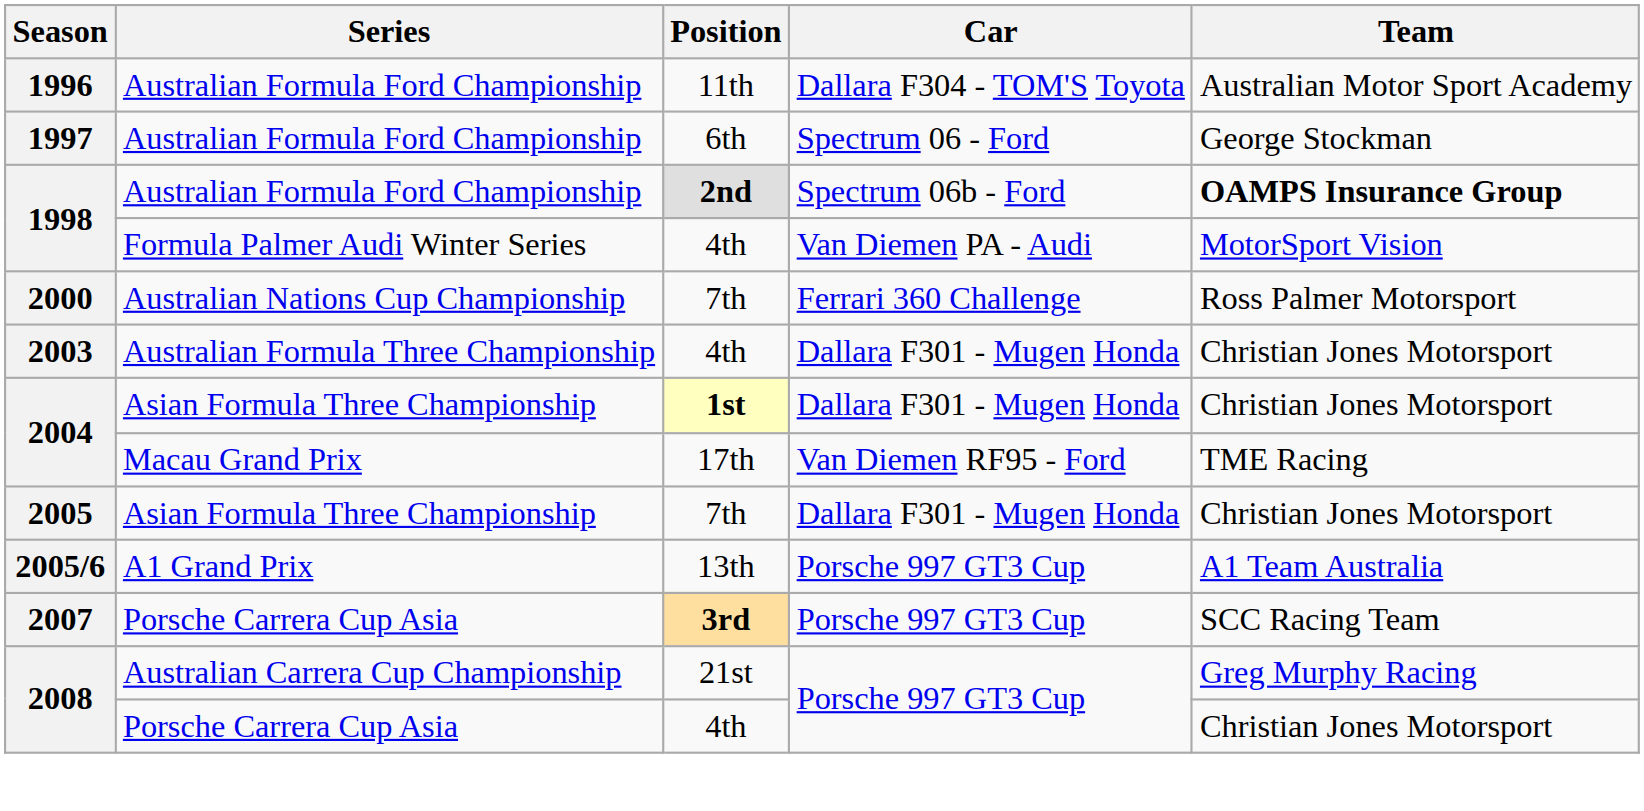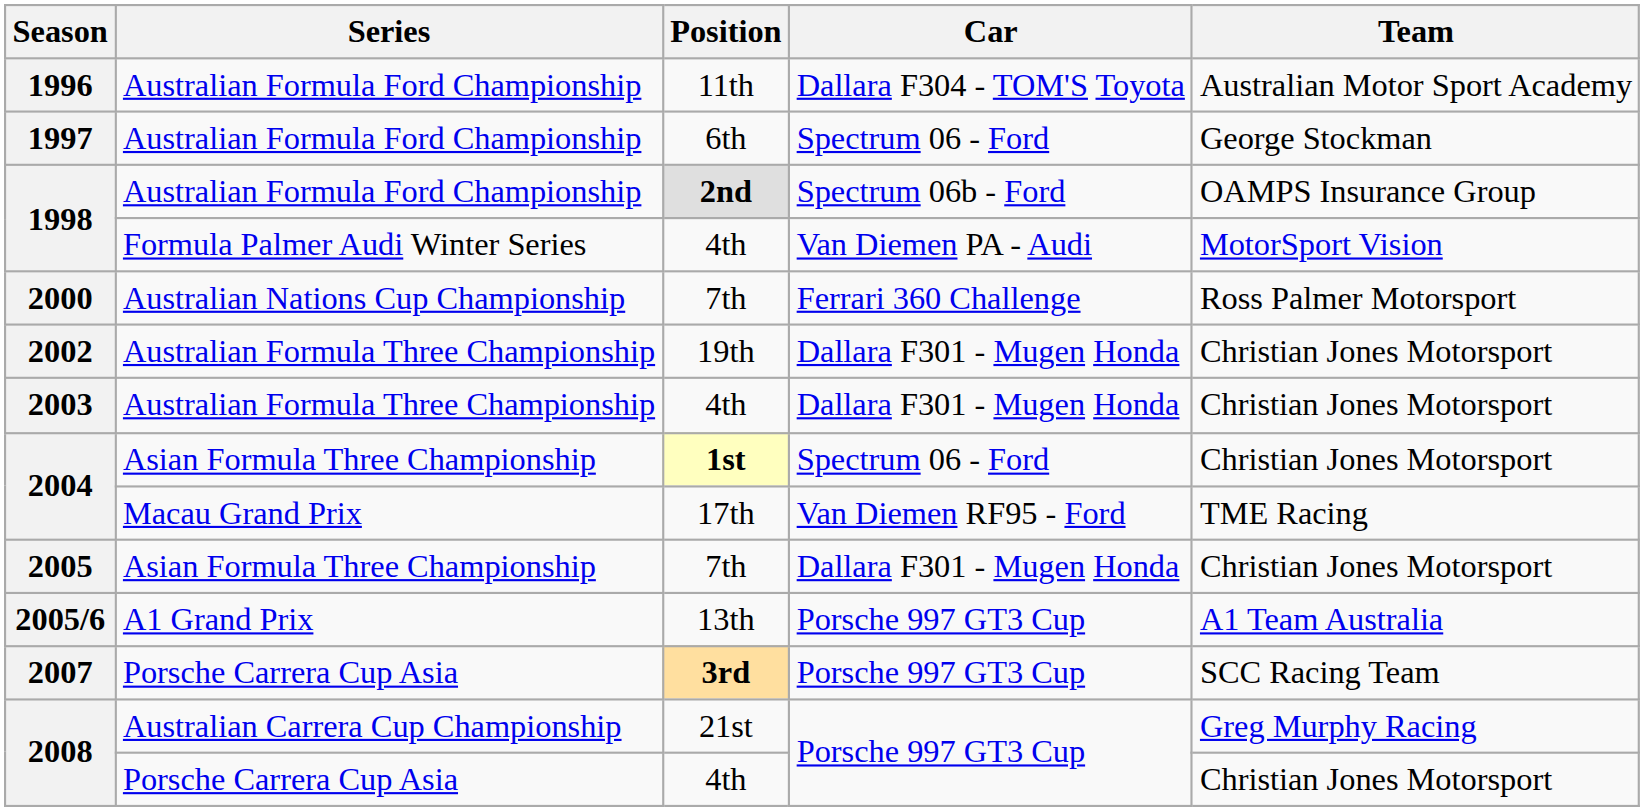(1381, 191) bold -> (1368, 191) normal
+ row: (60, 351)
(988, 405) Dallara F301 - Mugen Honda -> (923, 458) Spectrum 06 - Ford
